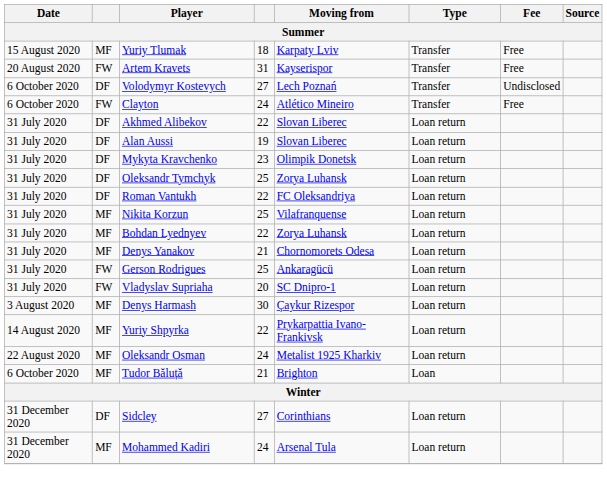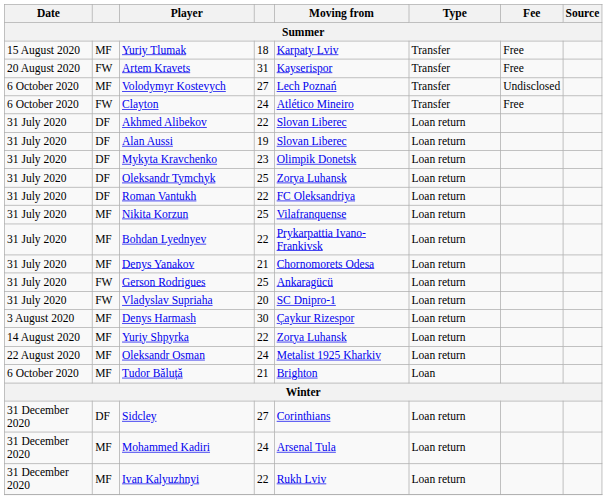(102, 86) DF -> (103, 86) MF
(312, 232) Zorya Luhansk -> (321, 239) Prykarpattia Ivano-Frankivsk
(321, 330) Prykarpattia Ivano-Frankivsk -> (312, 337) Zorya Luhansk
+ row: (161, 479)
